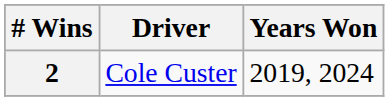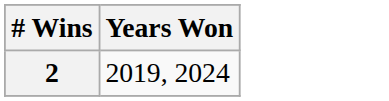- column: (171, 27)
